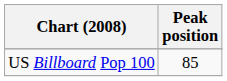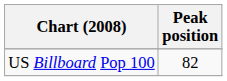(190, 62) 85 -> (190, 62) 82
